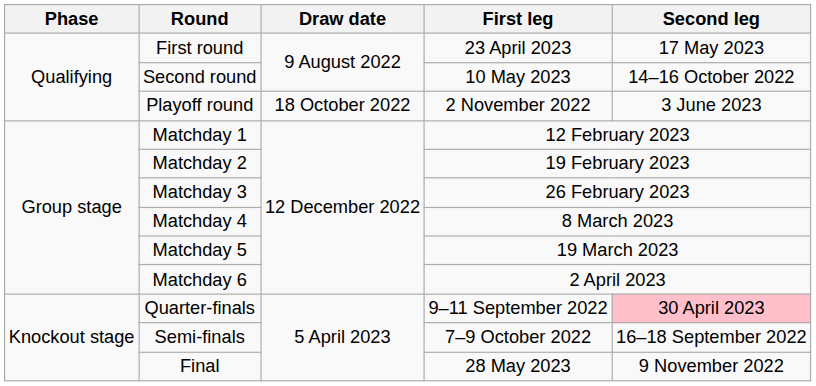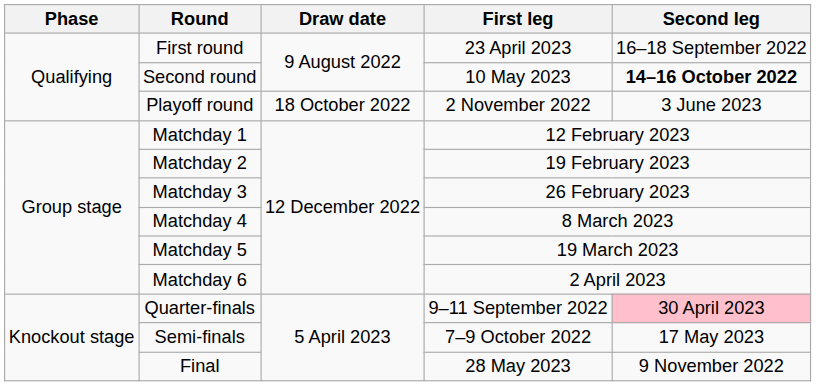(711, 47) 17 May 2023 -> (711, 47) 16–18 September 2022
(711, 76) normal -> (711, 76) bold
(711, 337) 16–18 September 2022 -> (711, 337) 17 May 2023
